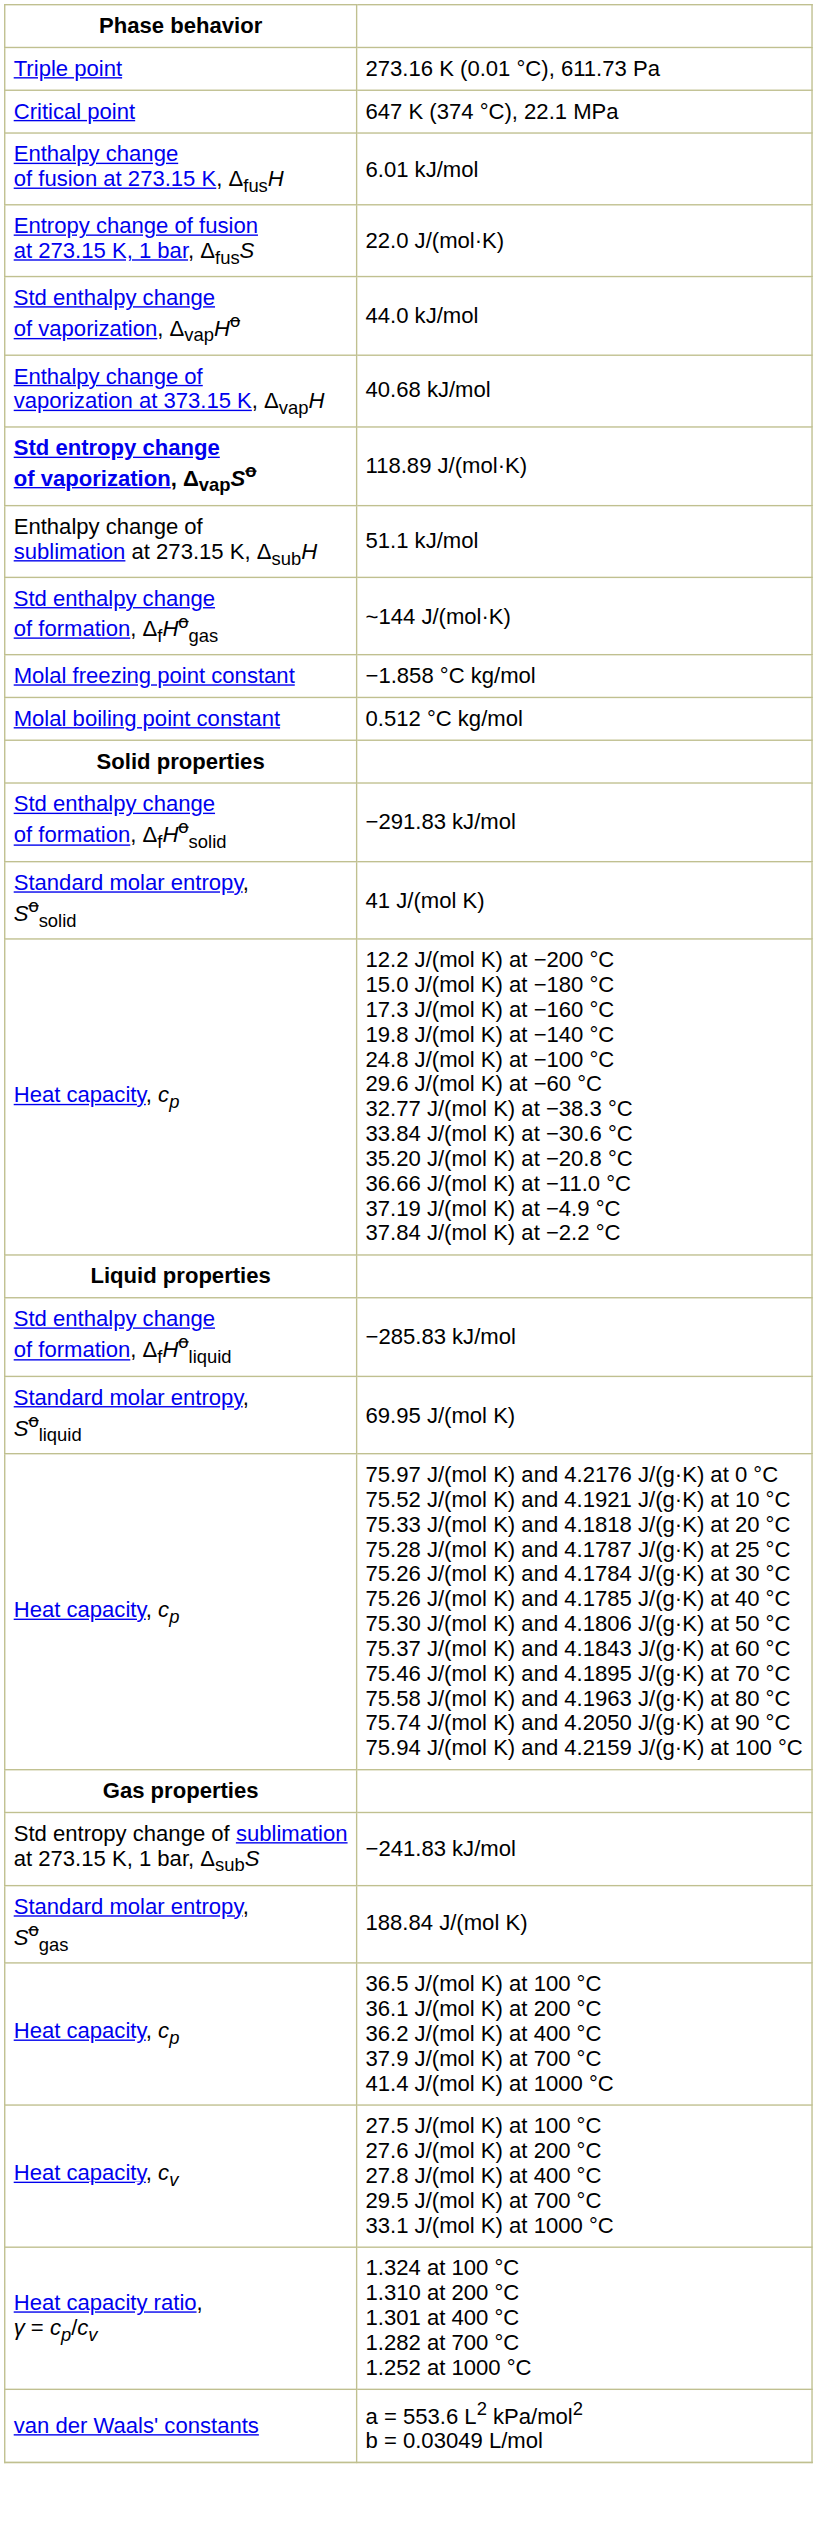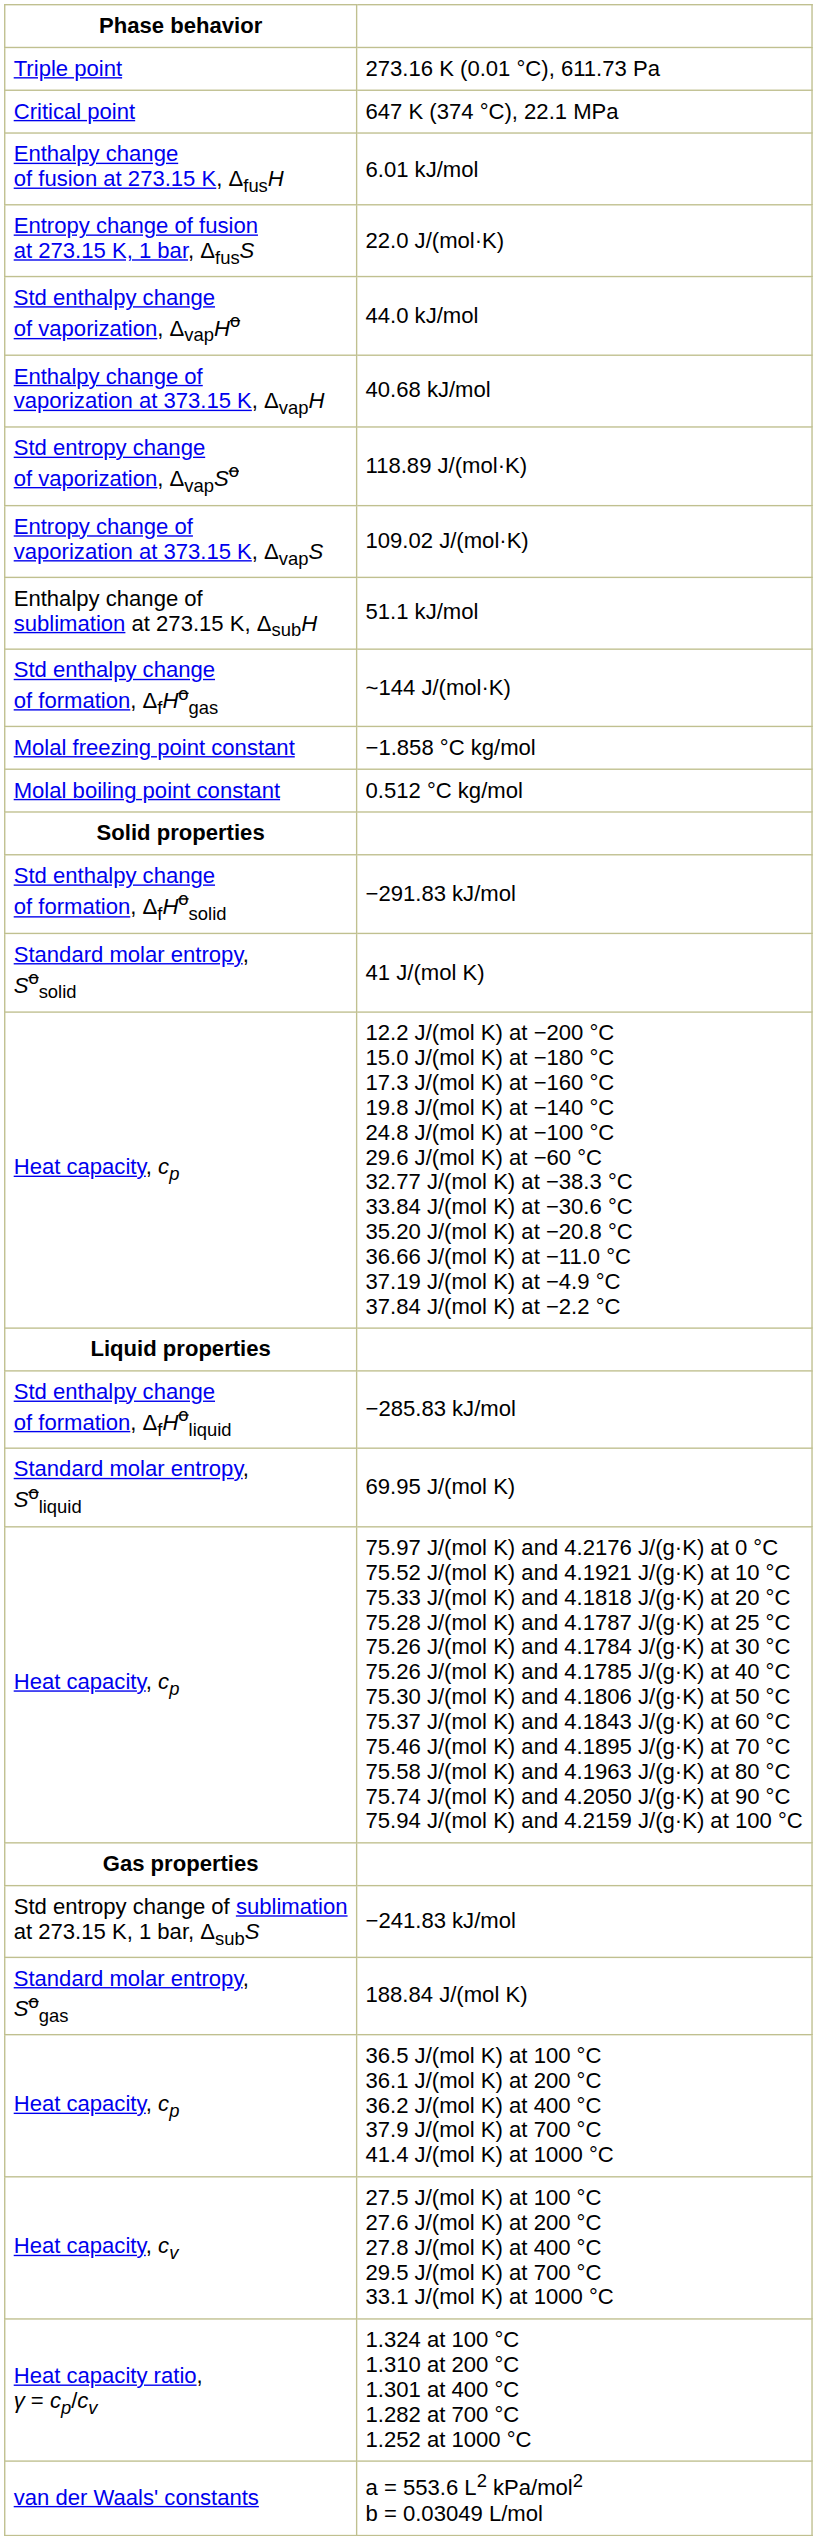(135, 466) bold -> (126, 466) normal
+ row: (447, 540)
